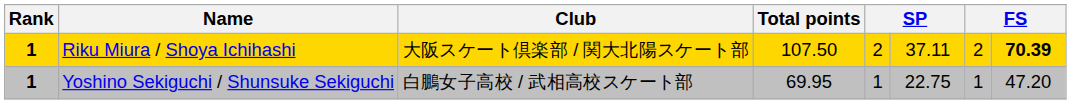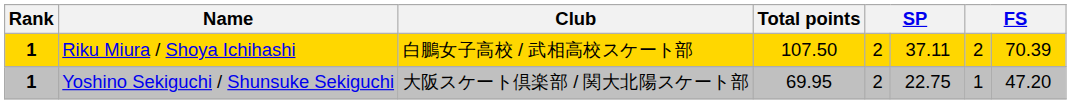(576, 49) 大阪スケート倶楽部 / 関大北陽スケート部 -> (548, 49) 白鵬女子高校 / 武相高校スケート部
(1028, 49) bold -> (1028, 49) normal
(548, 82) 白鵬女子高校 / 武相高校スケート部 -> (576, 82) 大阪スケート倶楽部 / 関大北陽スケート部
(878, 82) 1 -> (878, 82) 2
